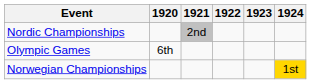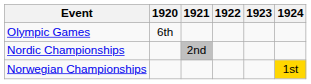rows swapped: (49, 50) <-> (66, 32)
